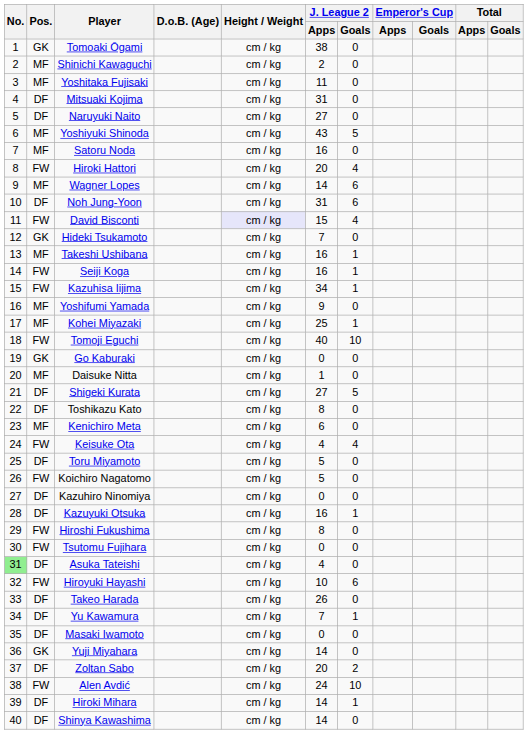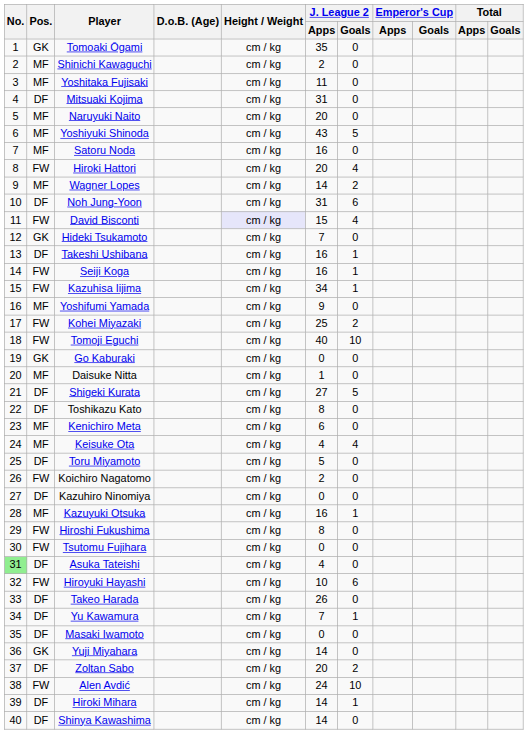(322, 47) 38 -> (322, 47) 35
(41, 116) DF -> (41, 116) MF
(322, 116) 27 -> (322, 116) 20
(355, 185) 6 -> (355, 185) 2
(41, 254) MF -> (41, 254) DF
(41, 323) MF -> (41, 323) FW
(355, 323) 1 -> (355, 323) 2
(41, 444) FW -> (41, 444) MF
(322, 479) 5 -> (322, 479) 2
(41, 513) DF -> (41, 513) MF
